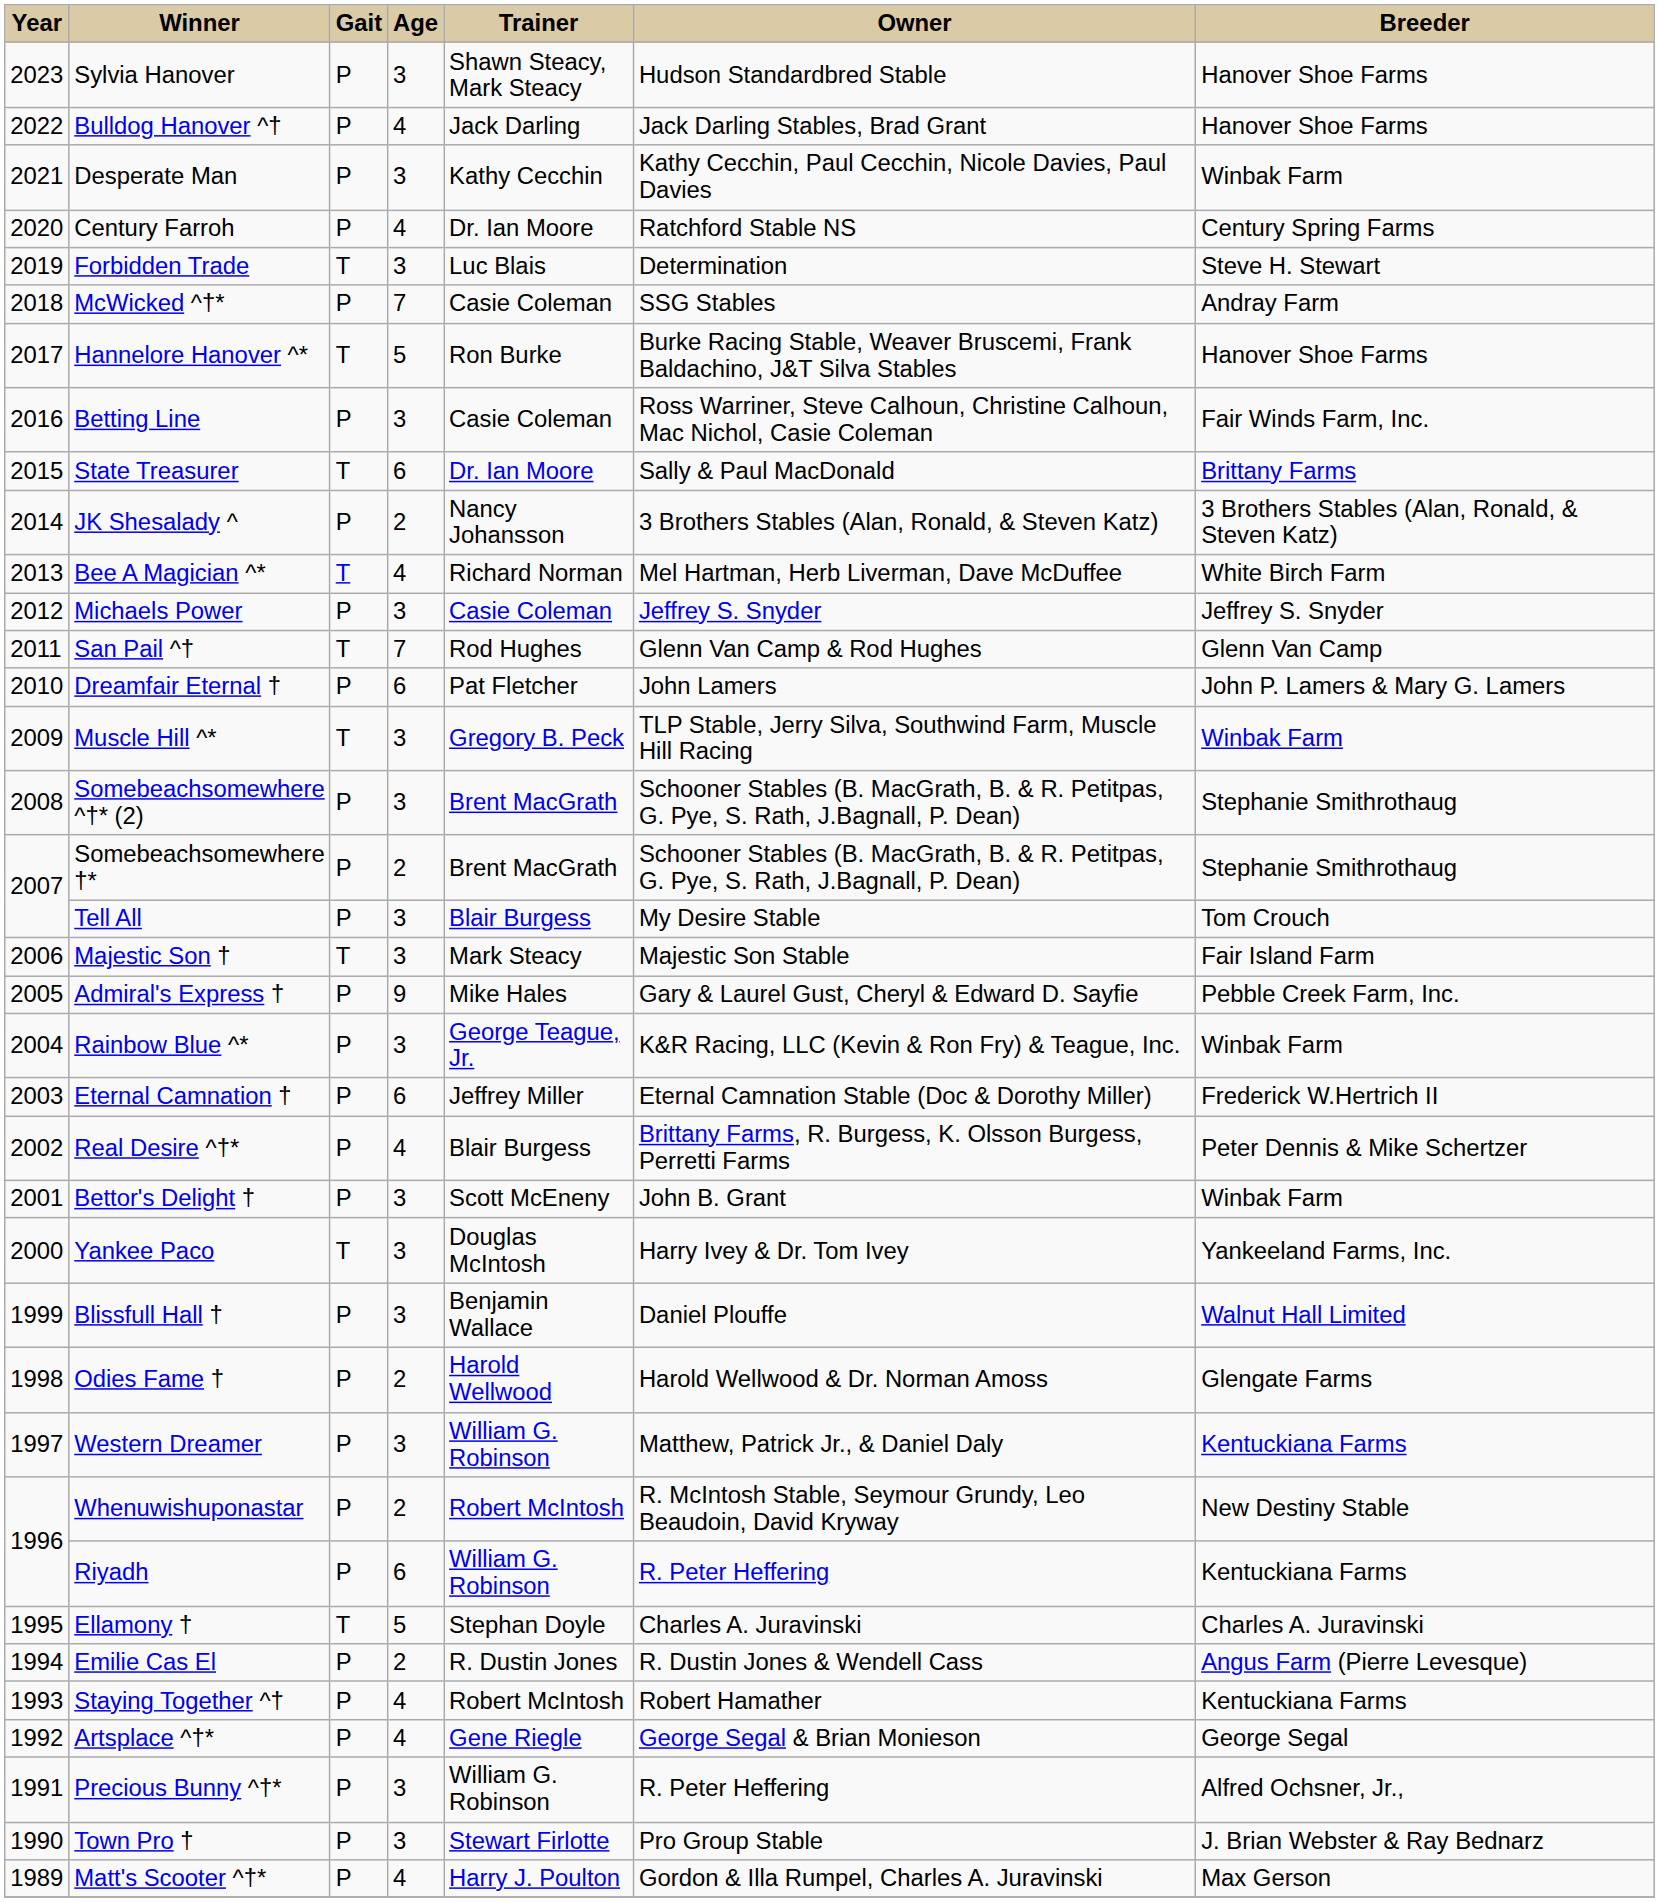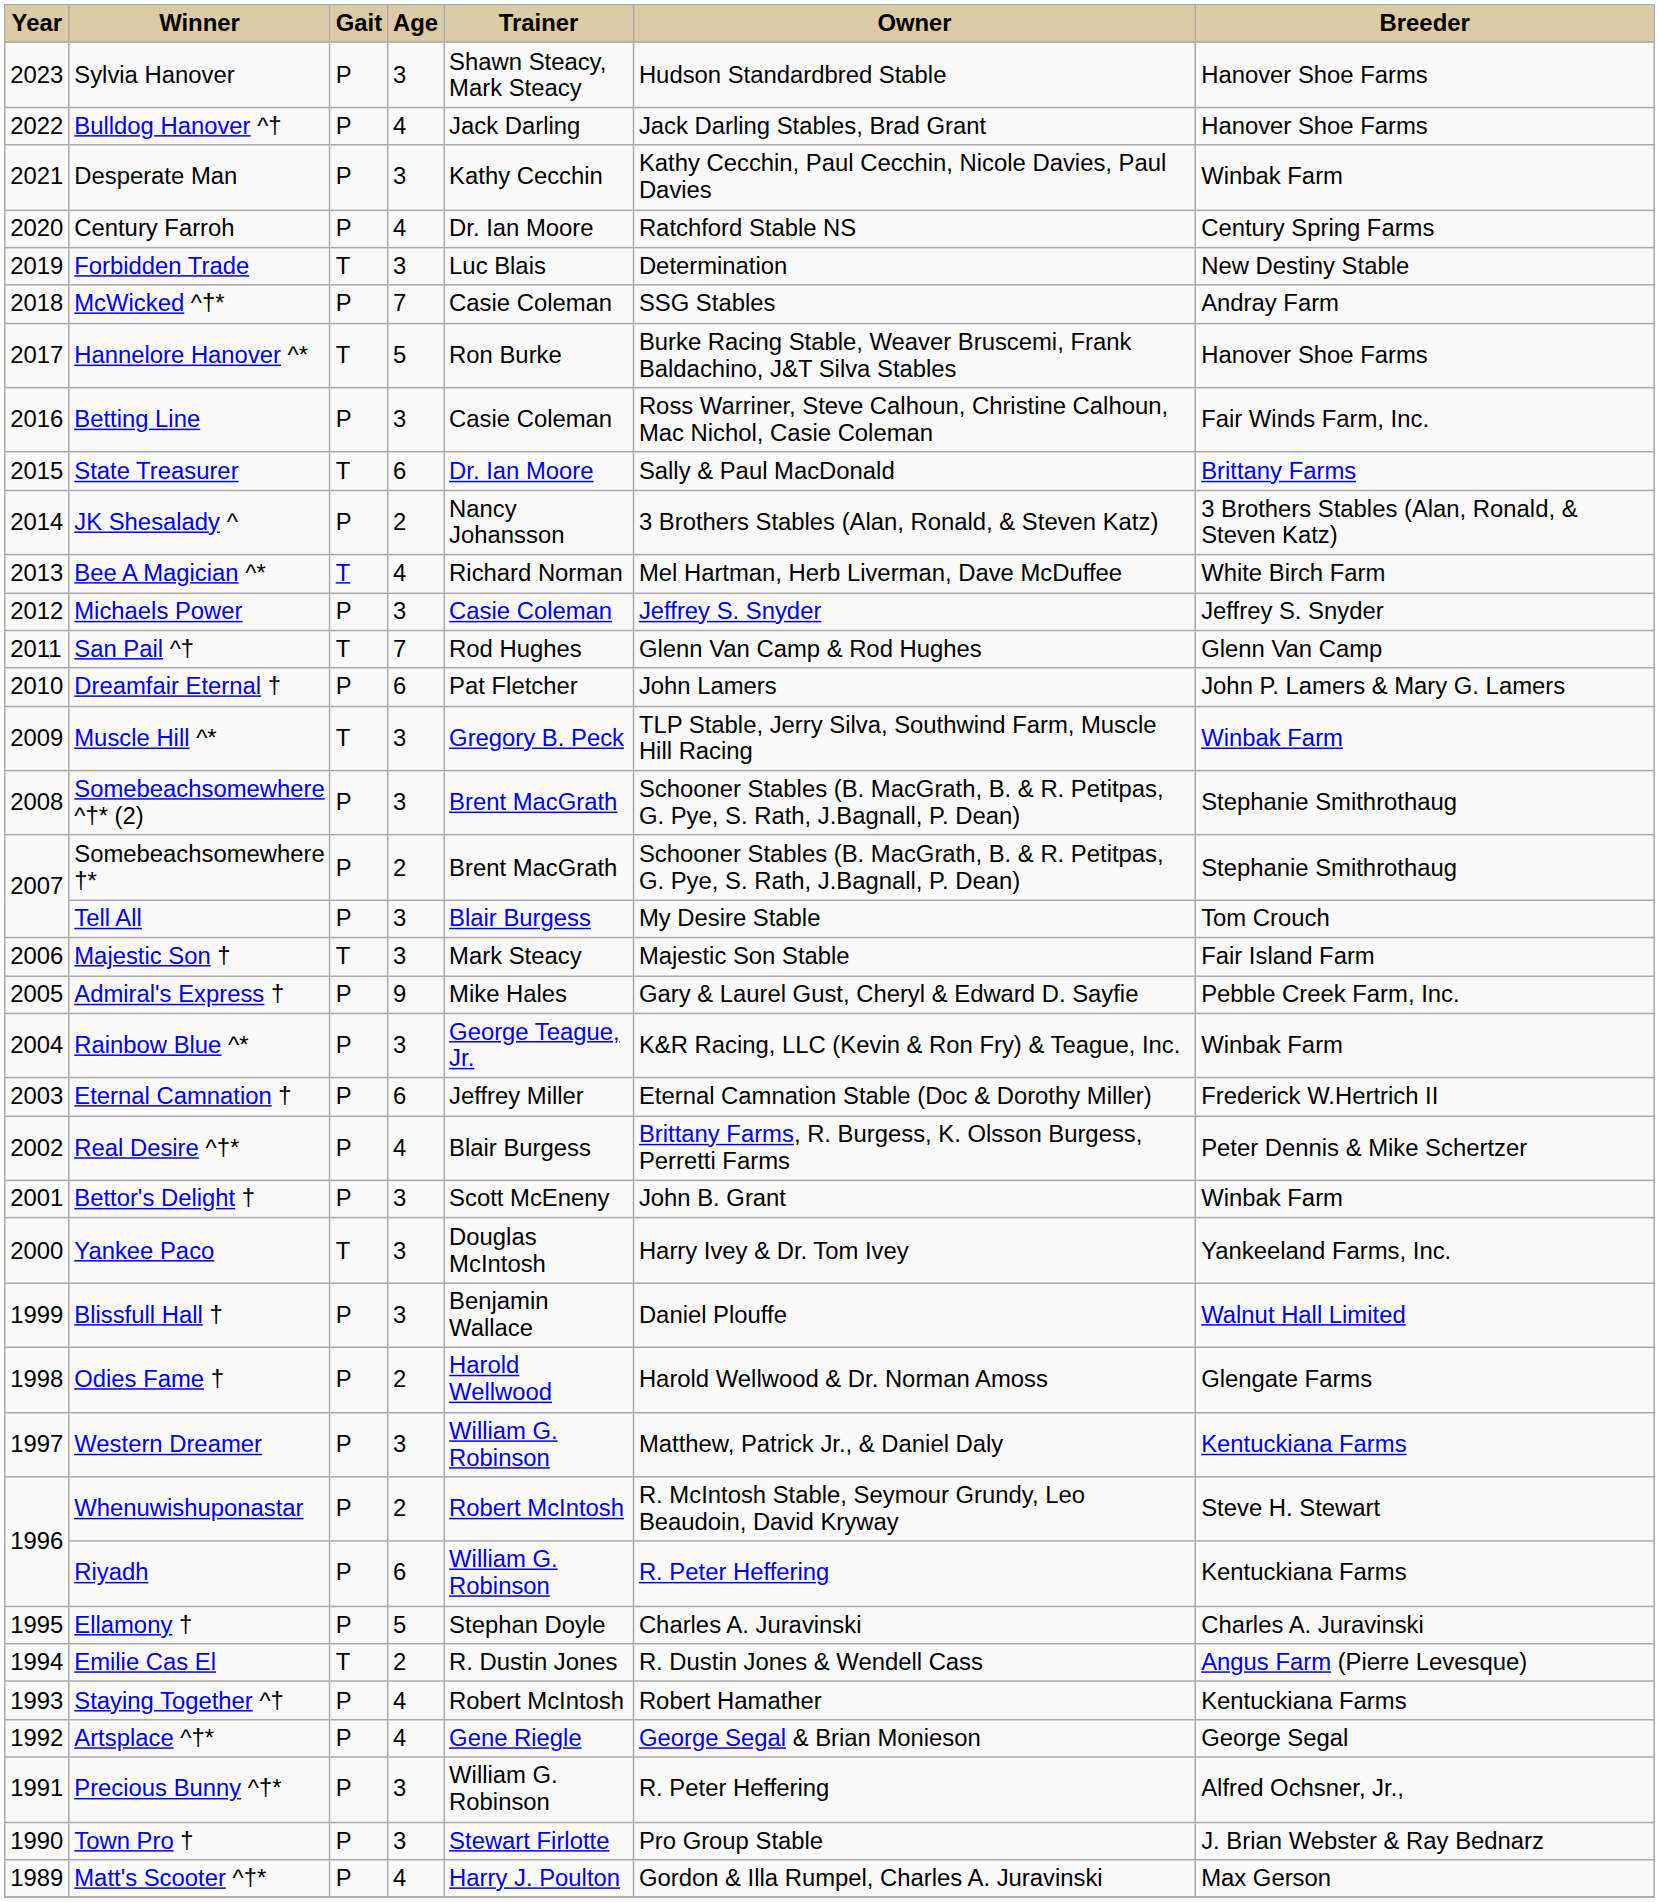(1291, 266) Steve H. Stewart -> (1305, 266) New Destiny Stable
(1305, 1508) New Destiny Stable -> (1291, 1508) Steve H. Stewart
(343, 1624) T -> (344, 1624) P
(344, 1662) P -> (343, 1662) T
